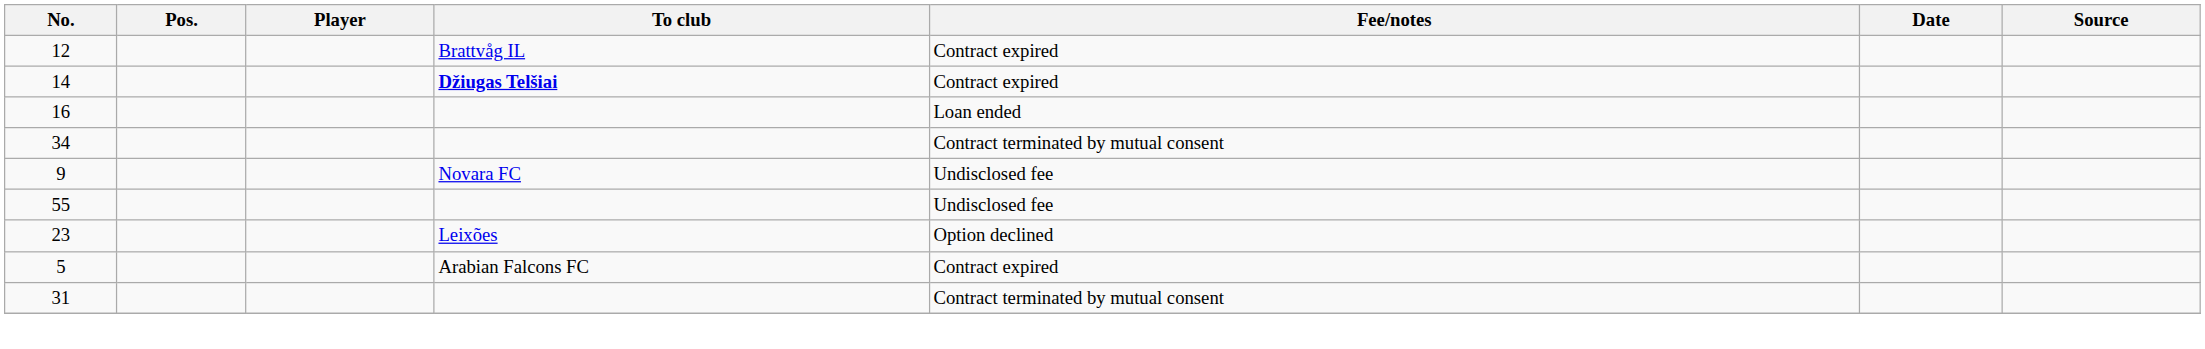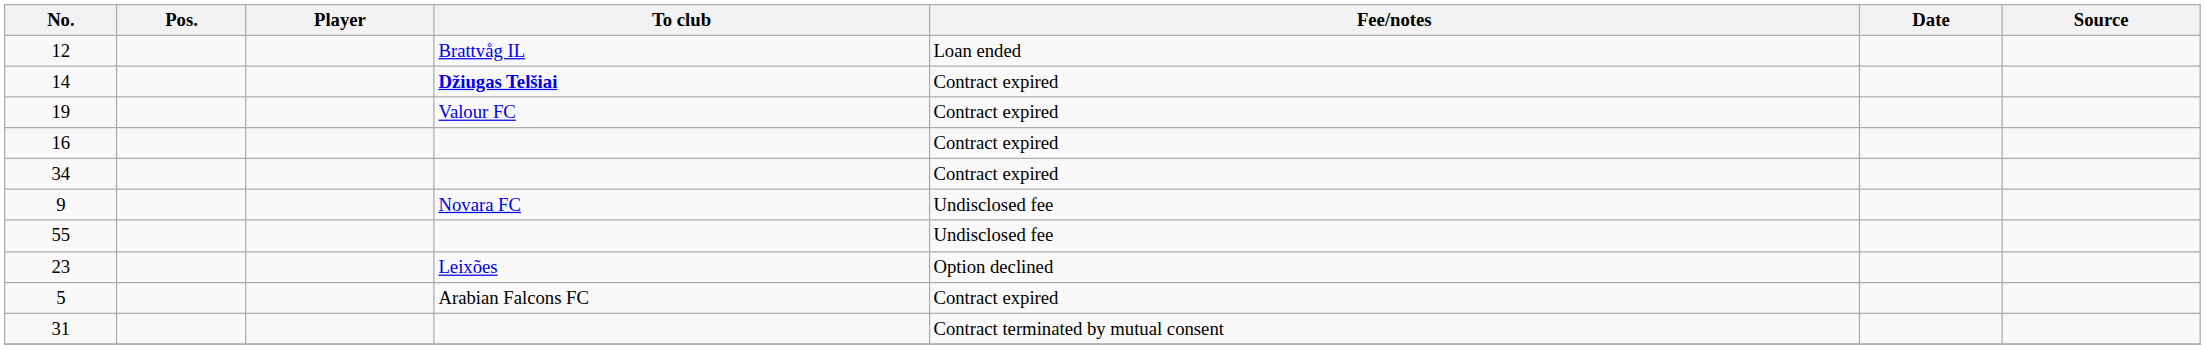(996, 50) Contract expired -> (977, 50) Loan ended
+ row: (61, 112)
(977, 112) Loan ended -> (996, 143) Contract expired
(1079, 143) Contract terminated by mutual consent -> (996, 174) Contract expired
